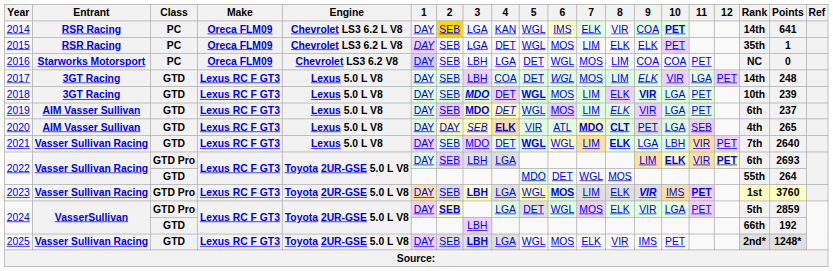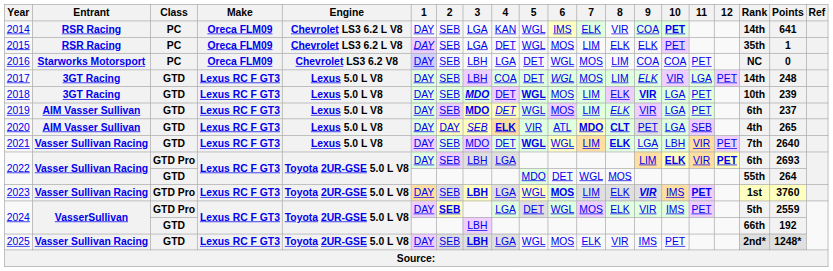(450, 29) gold background -> (450, 29) no background
(675, 210) LGA -> (675, 210) IMS
(788, 210) 2859 -> (788, 210) 2559
